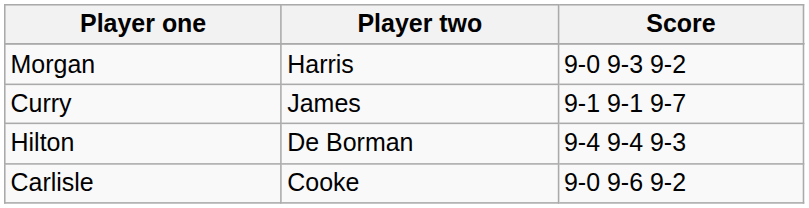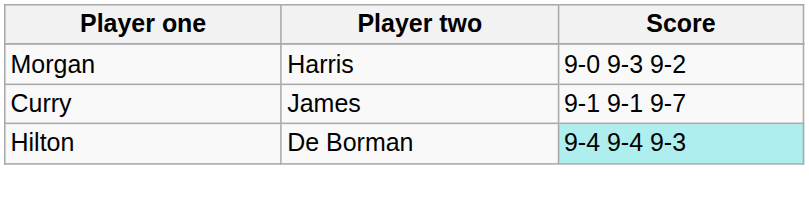(625, 143) no background -> (625, 143) paleturquoise background
- row: (52, 182)
